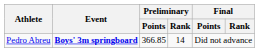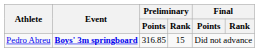(154, 41) 366.85 -> (154, 41) 316.85
(180, 41) 14 -> (180, 41) 15
